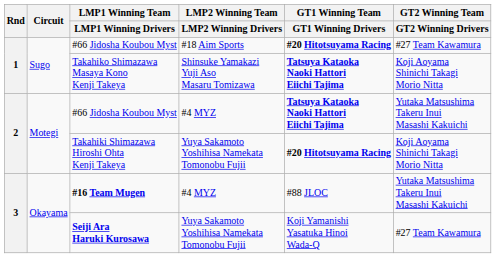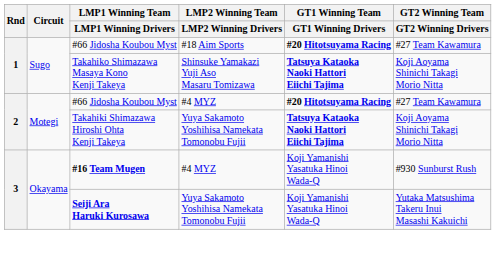(323, 113) Tatsuya Kataoka Naoki Hattori Eiichi Tajima -> (339, 102) #20 Hitotsuyama Racing
(435, 113) Yutaka Matsushima Takeru Inui Masashi Kakuichi -> (438, 102) #27 Team Kawamura
(339, 153) #20 Hitotsuyama Racing -> (323, 130) Tatsuya Kataoka Naoki Hattori Eiichi Tajima
(307, 193) #88 JLOC -> (318, 170) Koji Yamanishi Yasatuka Hinoi Wada-Q
(435, 193) Yutaka Matsushima Takeru Inui Masashi Kakuichi -> (436, 170) #930 Sunburst Rush
(438, 233) #27 Team Kawamura -> (435, 209) Yutaka Matsushima Takeru Inui Masashi Kakuichi
